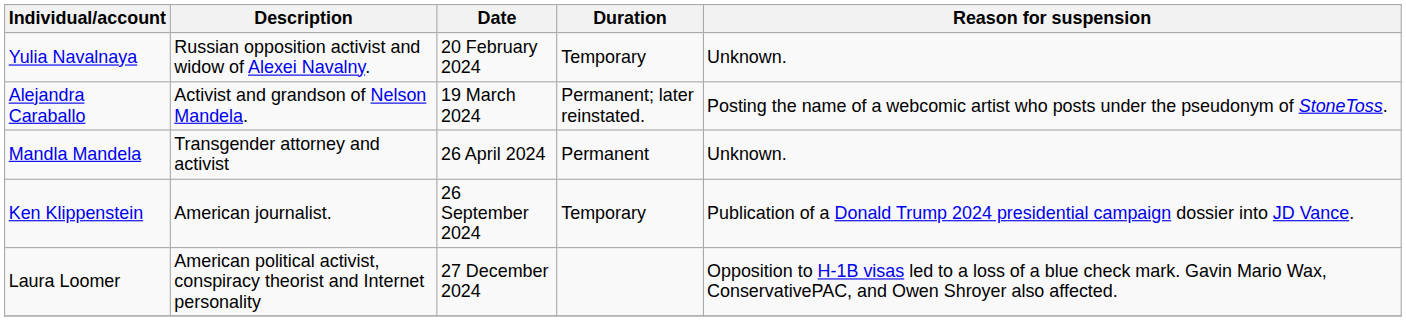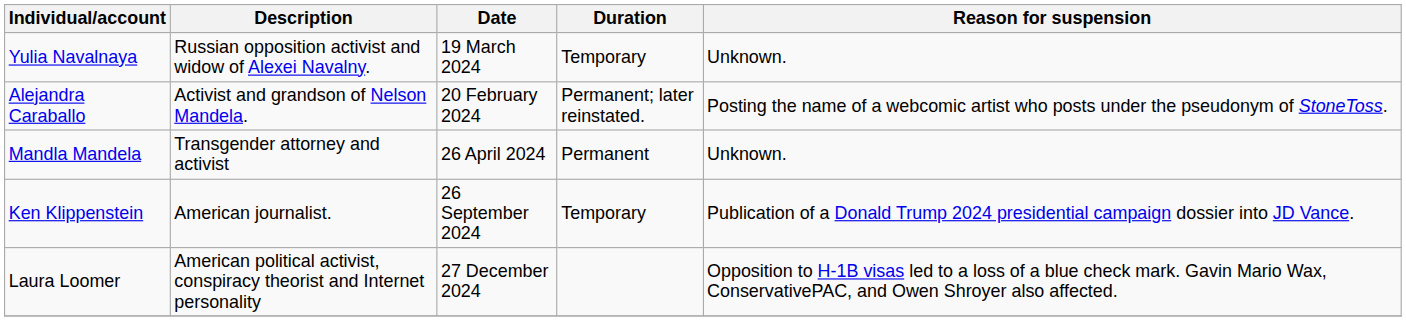(489, 57) 20 February 2024 -> (478, 57) 19 March 2024
(478, 105) 19 March 2024 -> (489, 105) 20 February 2024
